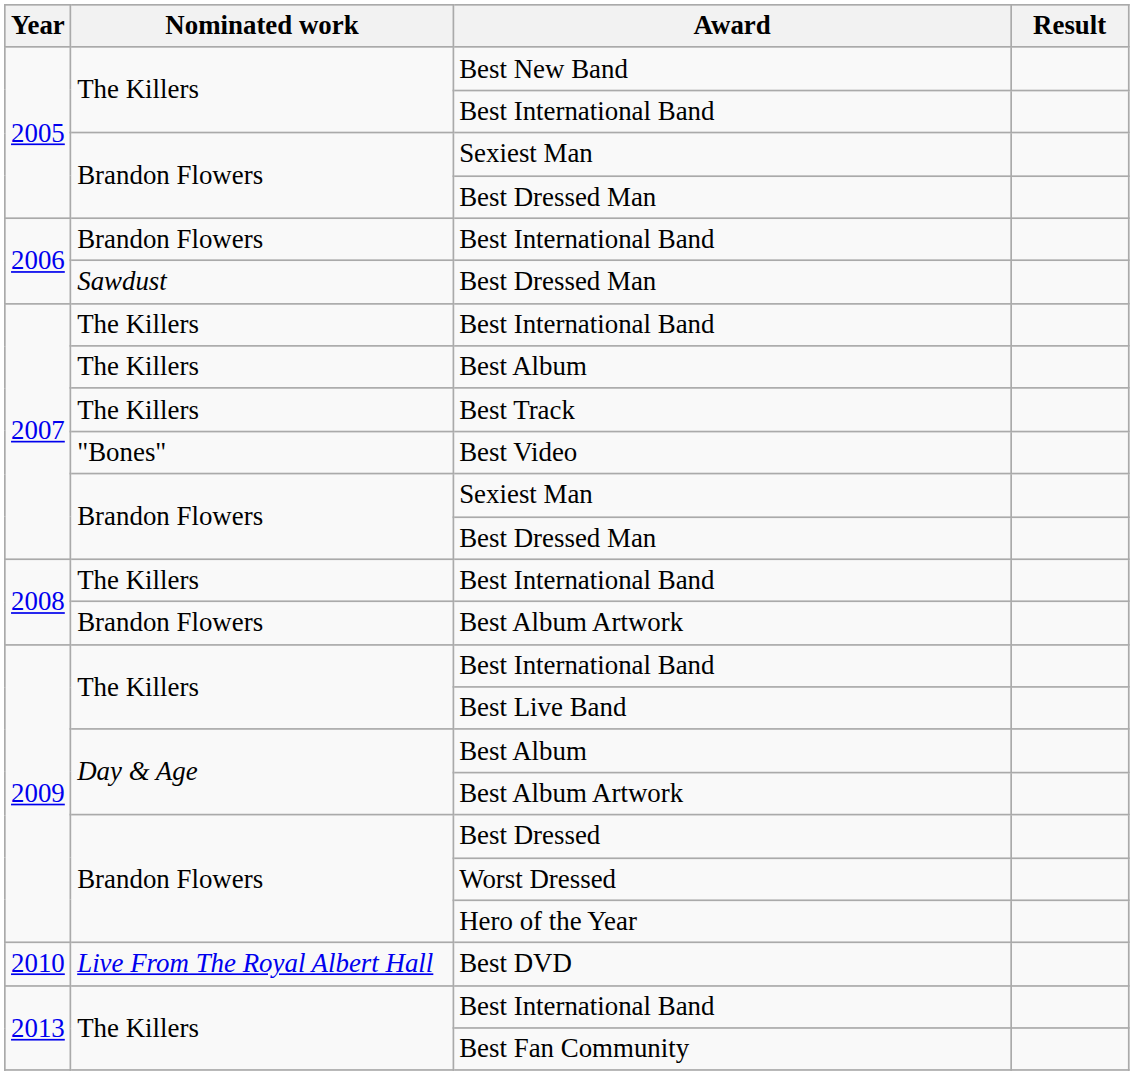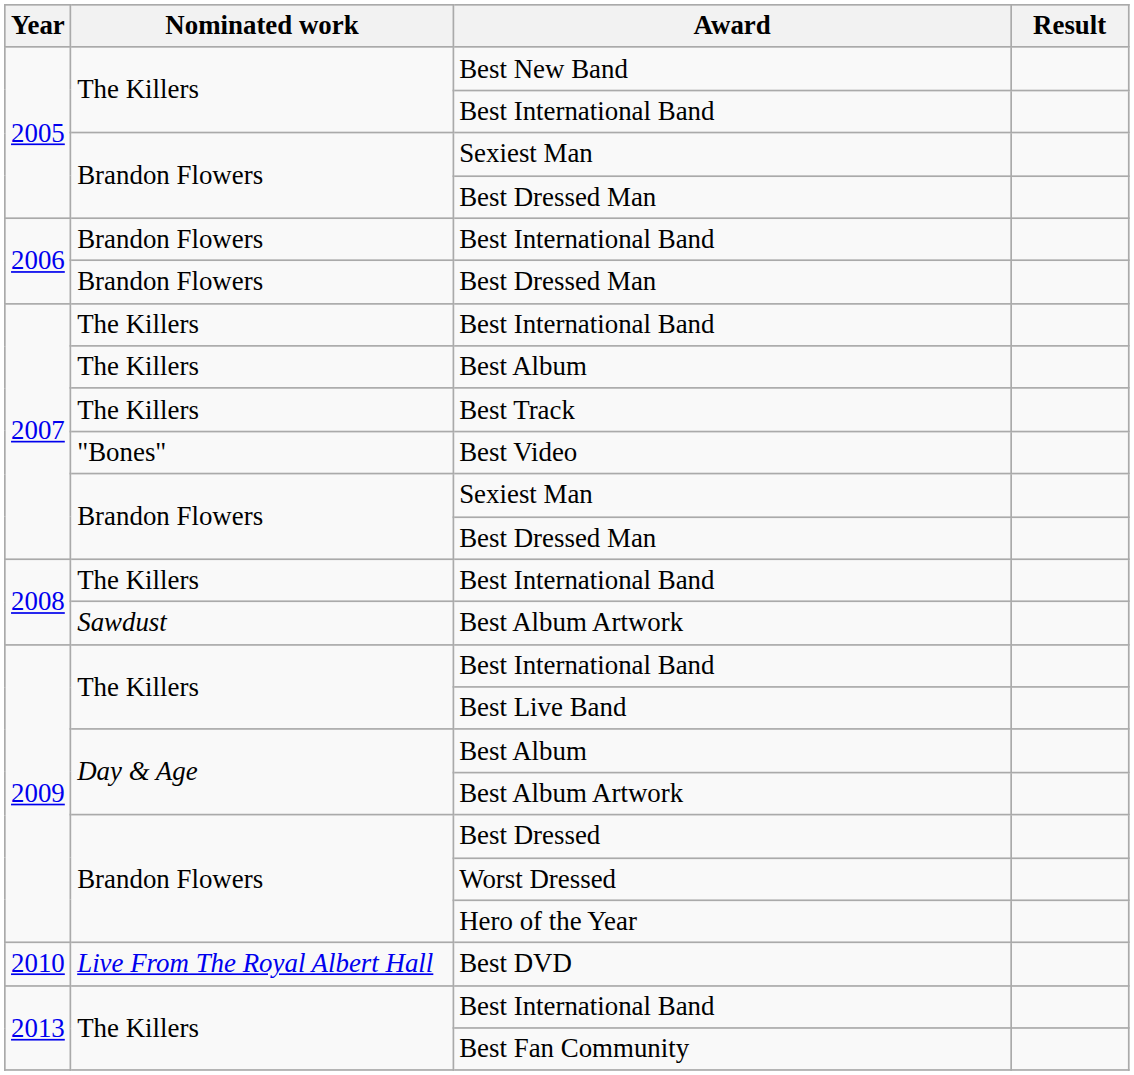(122, 281) Sawdust -> (170, 281) Brandon Flowers
(170, 622) Brandon Flowers -> (122, 622) Sawdust
